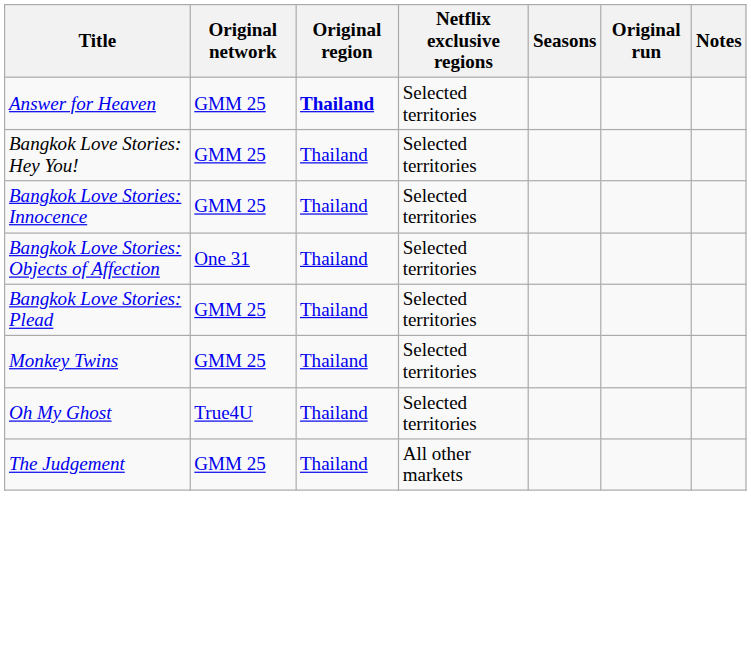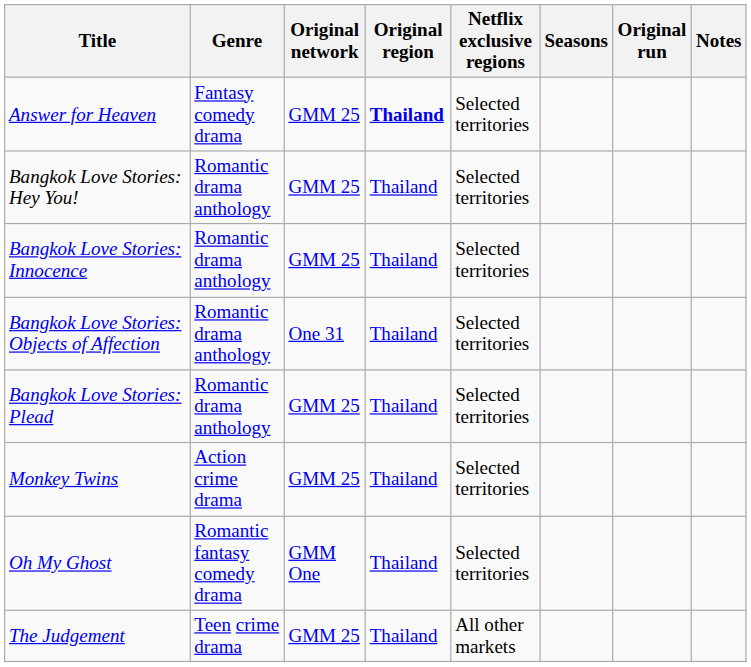+ column: (237, 41)
(224, 413) True4U -> (312, 562) GMM One
